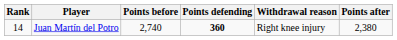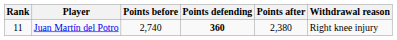columns swapped: (366, 12) <-> (297, 12)
(18, 27) 14 -> (18, 27) 11
